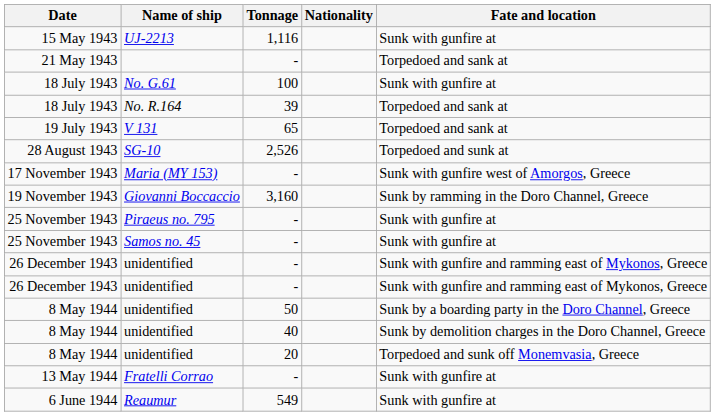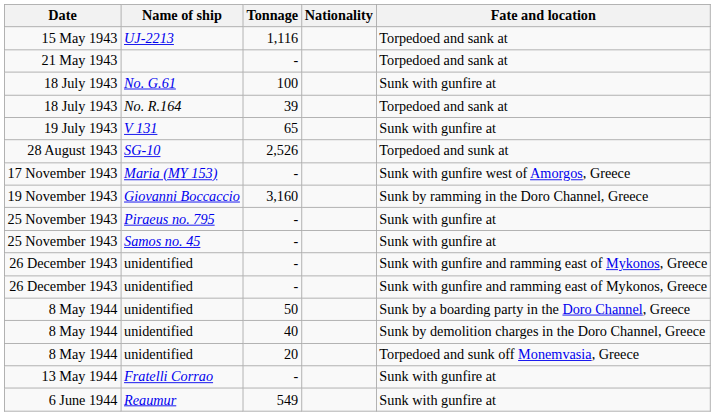(438, 38) Sunk with gunfire at -> (444, 38) Torpedoed and sank at
(444, 128) Torpedoed and sank at -> (438, 128) Sunk with gunfire at
